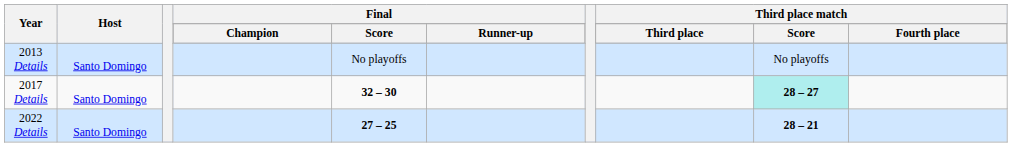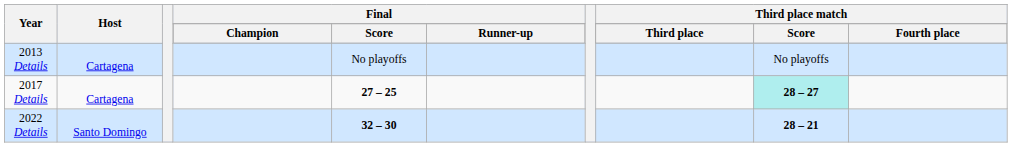(110, 66) Santo Domingo -> (110, 66) Cartagena
(110, 99) Santo Domingo -> (110, 99) Cartagena
(379, 92) 32 – 30 -> (379, 92) 27 – 25
(379, 125) 27 – 25 -> (379, 125) 32 – 30
